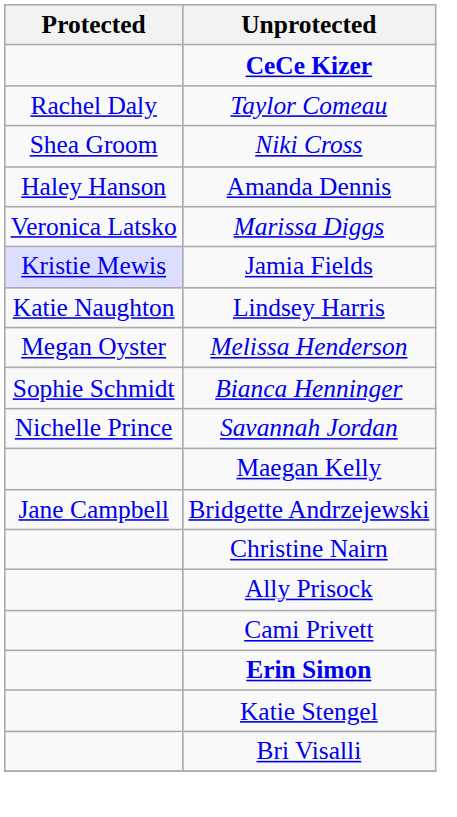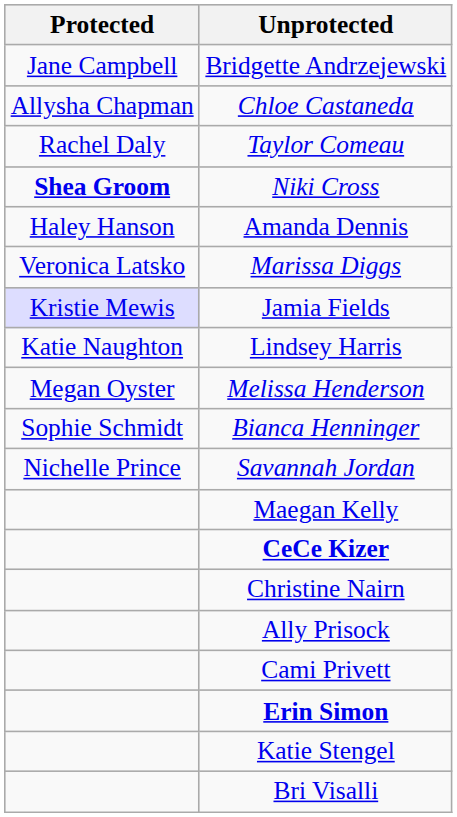rows swapped: (309, 508) <-> (309, 65)
+ row: (326, 105)
(94, 145) normal -> (102, 186) bold
